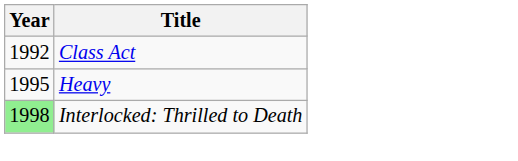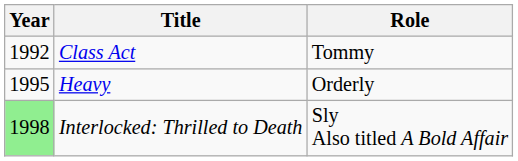+ column: (410, 20)
